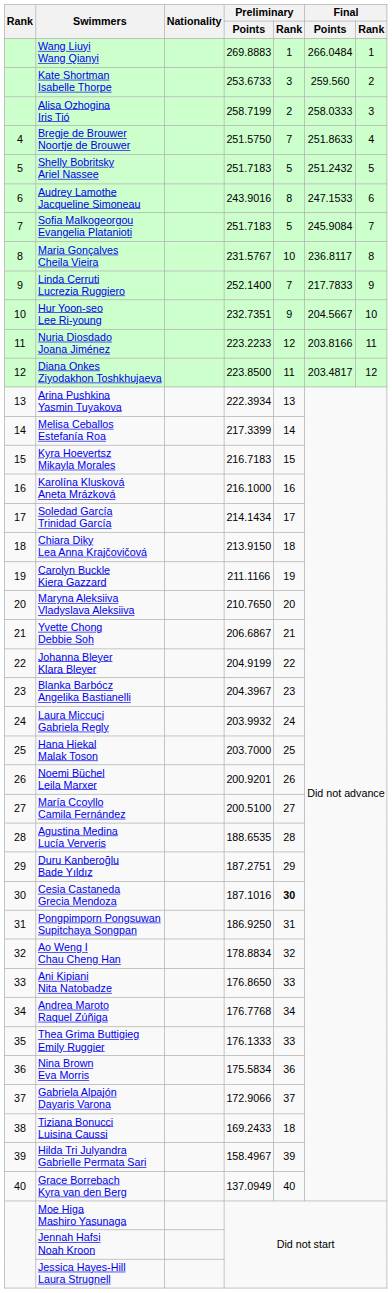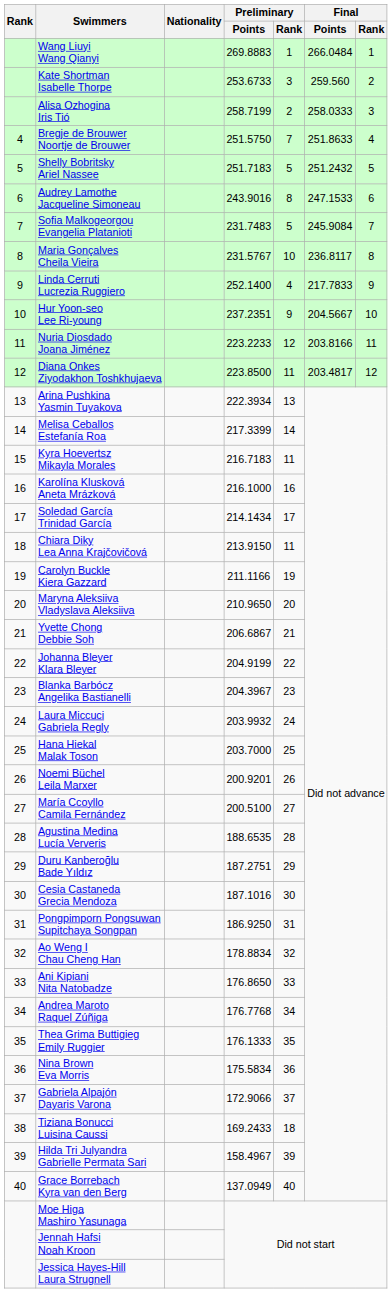(249, 227) 251.7183 -> (249, 227) 231.7483
(289, 285) 7 -> (289, 285) 4
(249, 314) 232.7351 -> (249, 314) 237.2351
(289, 459) 15 -> (289, 459) 11
(289, 547) 18 -> (289, 547) 11
(249, 605) 210.7650 -> (249, 605) 210.9650
(289, 895) bold -> (289, 895) normal
(289, 1041) 33 -> (289, 1041) 35
